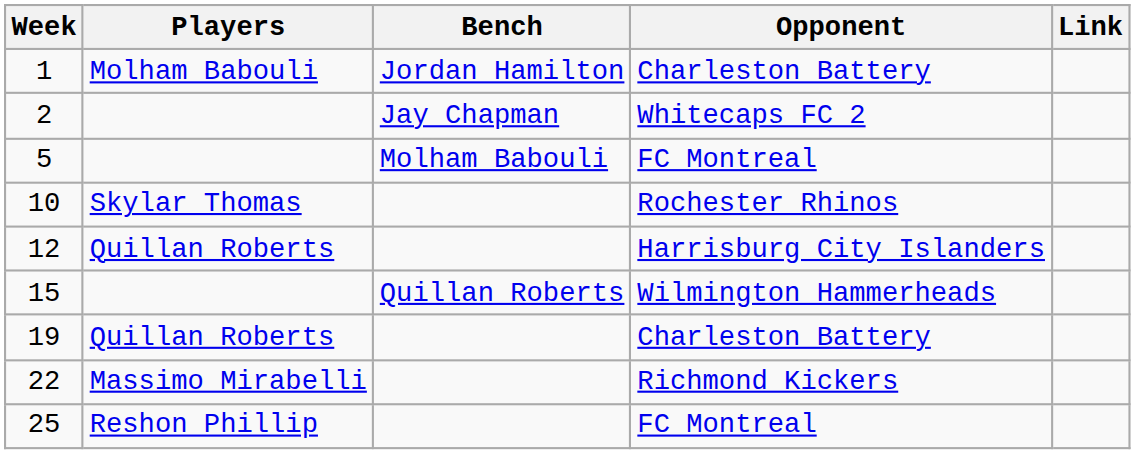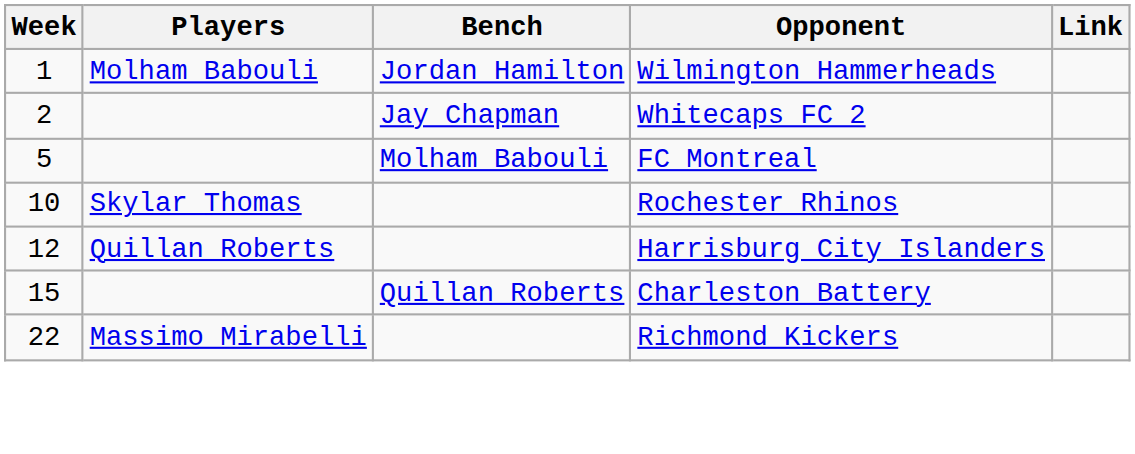(784, 71) Charleston Battery -> (817, 71) Wilmington Hammerheads
(817, 293) Wilmington Hammerheads -> (784, 293) Charleston Battery
- row: (44, 337)
- row: (44, 426)
